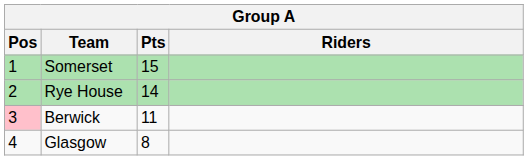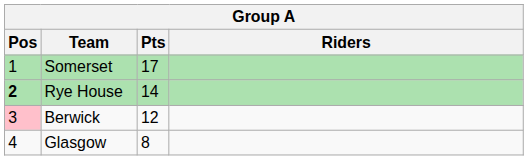(150, 67) 15 -> (150, 67) 17
(13, 92) normal -> (13, 92) bold
(149, 117) 11 -> (150, 117) 12
